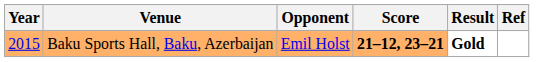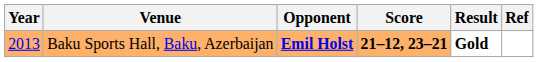(24, 43) 2015 -> (24, 43) 2013
(315, 43) normal -> (317, 43) bold
